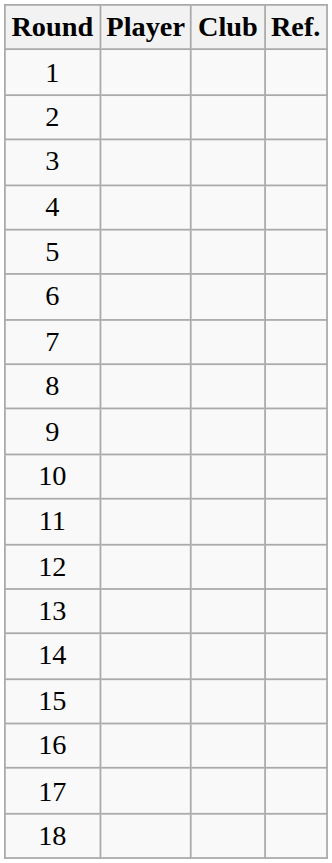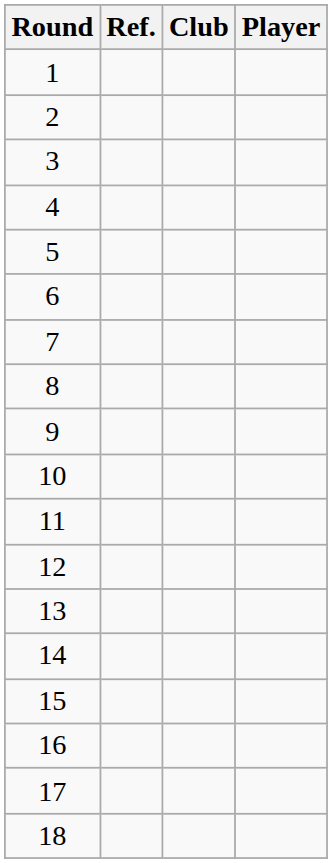columns swapped: (146, 26) <-> (296, 26)
